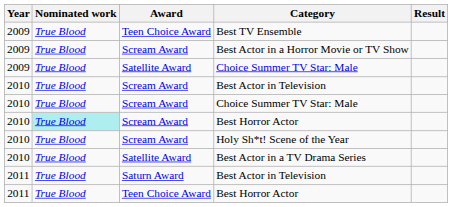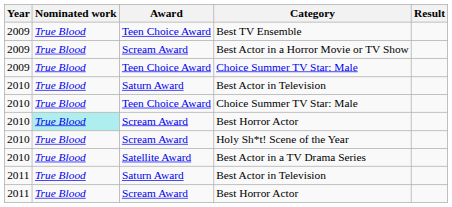(157, 67) Satellite Award -> (166, 67) Teen Choice Award
(155, 85) Scream Award -> (153, 85) Saturn Award
(155, 103) Scream Award -> (166, 103) Teen Choice Award
(166, 193) Teen Choice Award -> (155, 193) Scream Award
